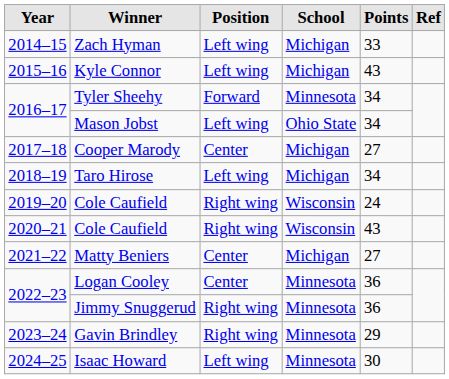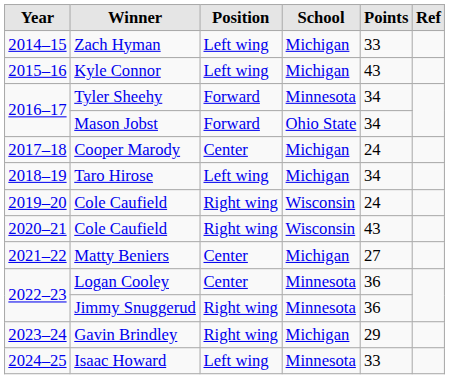(236, 123) Left wing -> (232, 123) Forward
(372, 149) 27 -> (372, 149) 24
(321, 334) Minnesota -> (317, 334) Michigan
(372, 360) 30 -> (372, 360) 33
